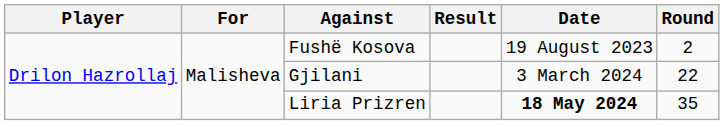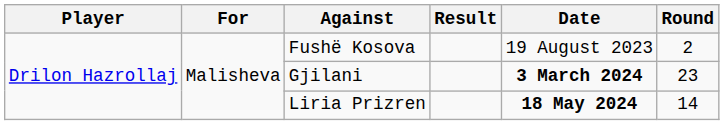(579, 76) normal -> (579, 76) bold
(688, 76) 22 -> (688, 76) 23
(688, 105) 35 -> (688, 105) 14
